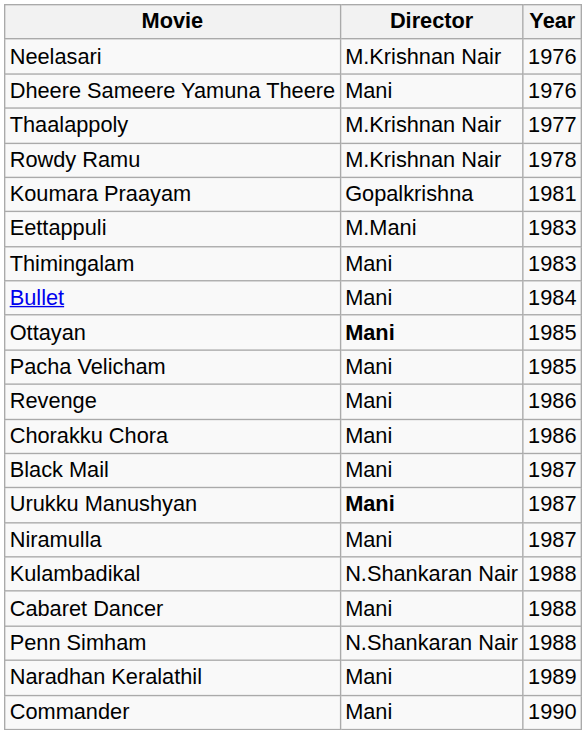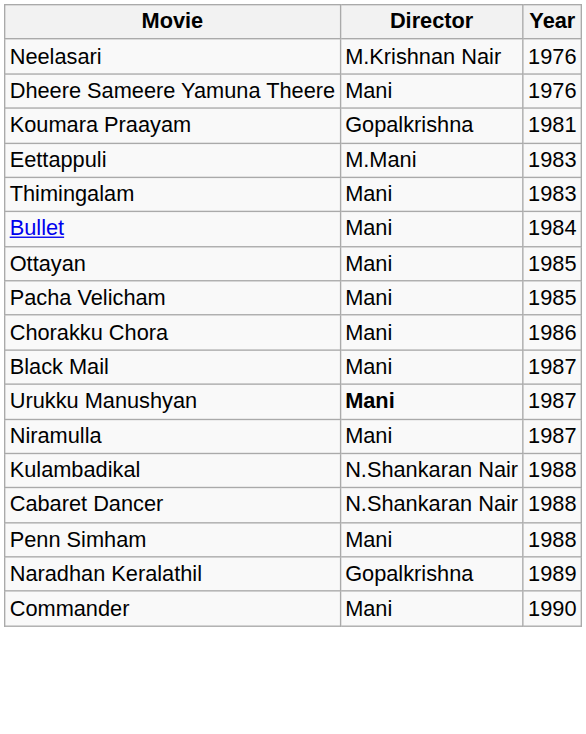- row: (69, 125)
- row: (75, 159)
(370, 332) bold -> (369, 263) normal
- row: (53, 401)
(369, 608) Mani -> (432, 504) N.Shankaran Nair
(432, 642) N.Shankaran Nair -> (369, 539) Mani
(369, 677) Mani -> (409, 573) Gopalkrishna
